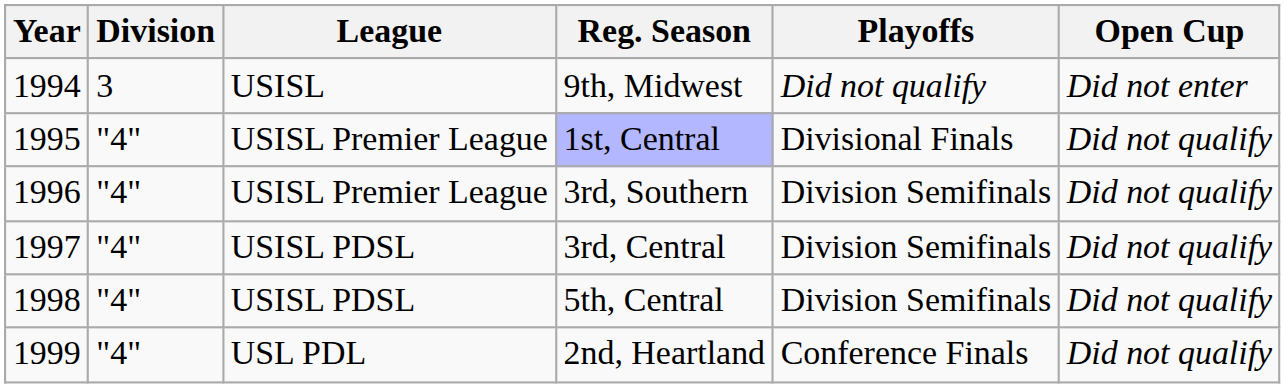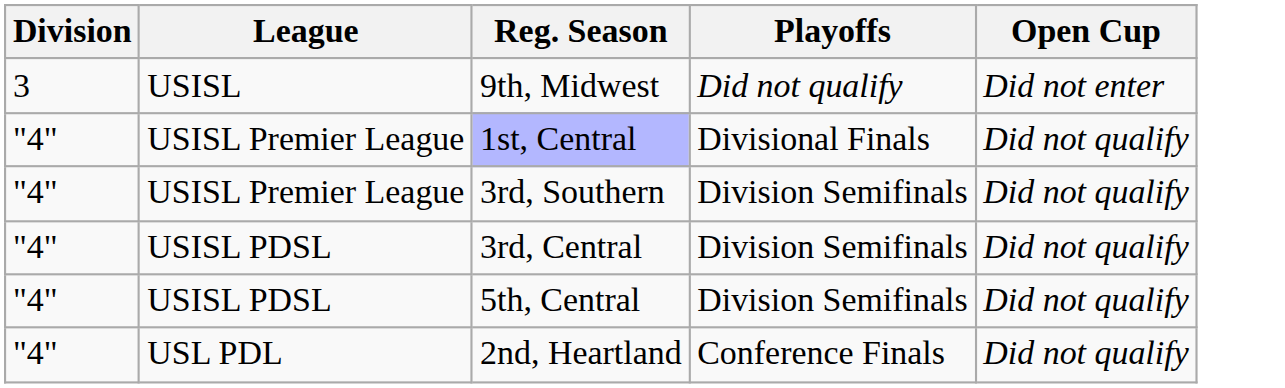- column: (47, 31)
